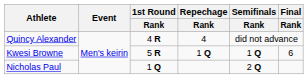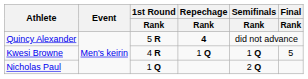(154, 39) 4 R -> (154, 39) 5 R
(204, 39) normal -> (204, 39) bold
(154, 53) 5 R -> (154, 53) 4 R
(291, 53) 6 -> (291, 53) 5
